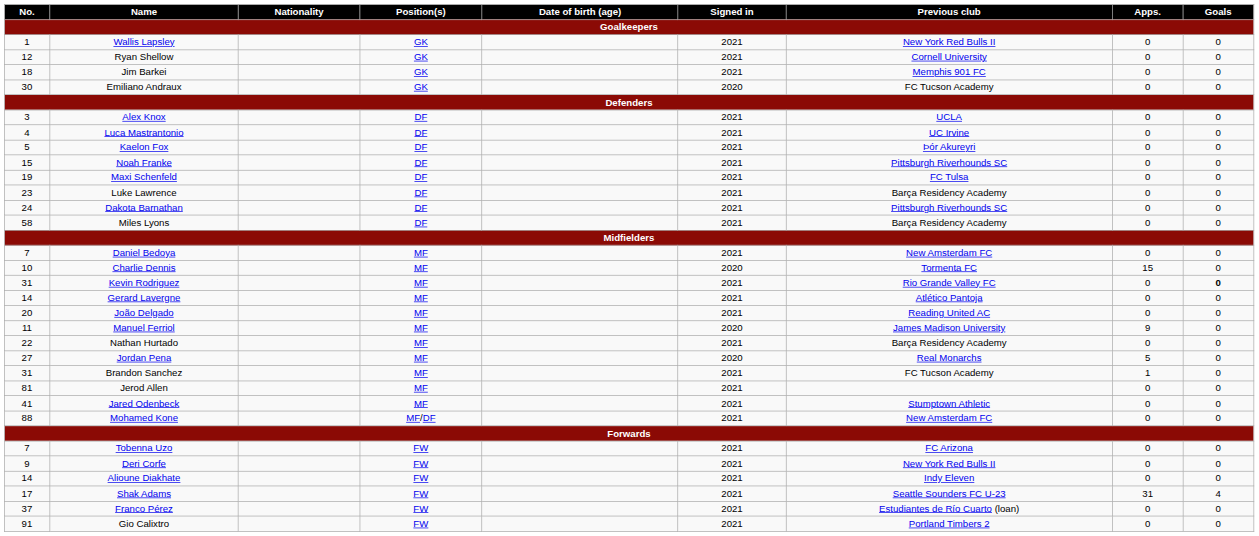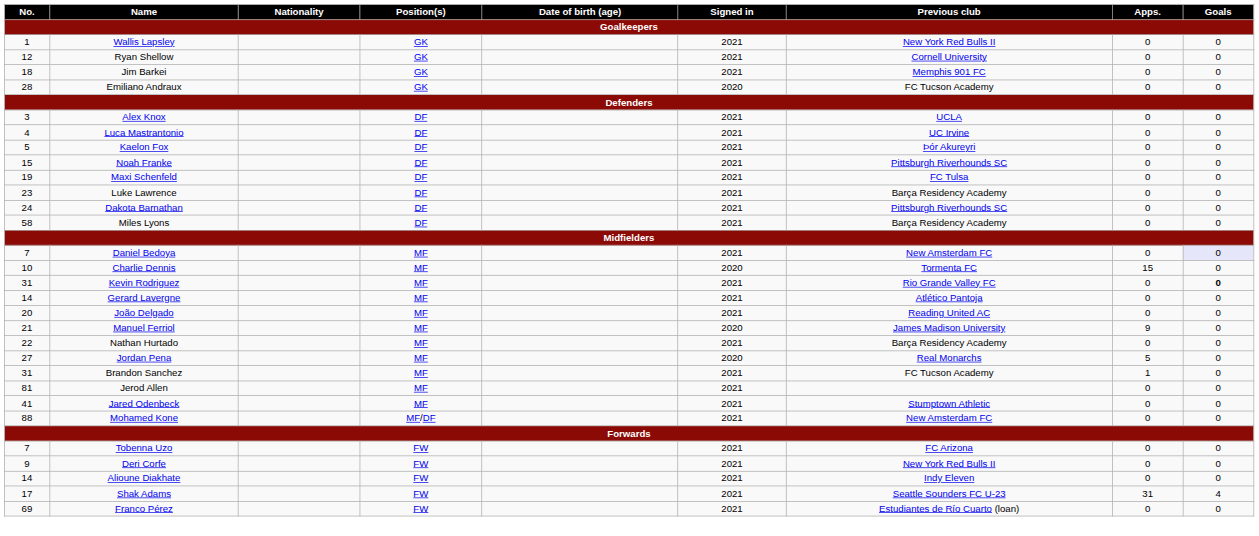(27, 87) 30 -> (27, 87) 28
(1218, 252) no background -> (1218, 252) lavender background
(27, 328) 11 -> (27, 328) 21
(27, 508) 37 -> (27, 508) 69
- row: (144, 523)
